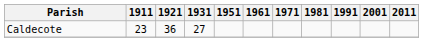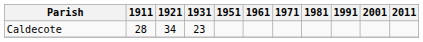(141, 29) 23 -> (141, 29) 28
(170, 29) 36 -> (170, 29) 34
(199, 29) 27 -> (199, 29) 23
